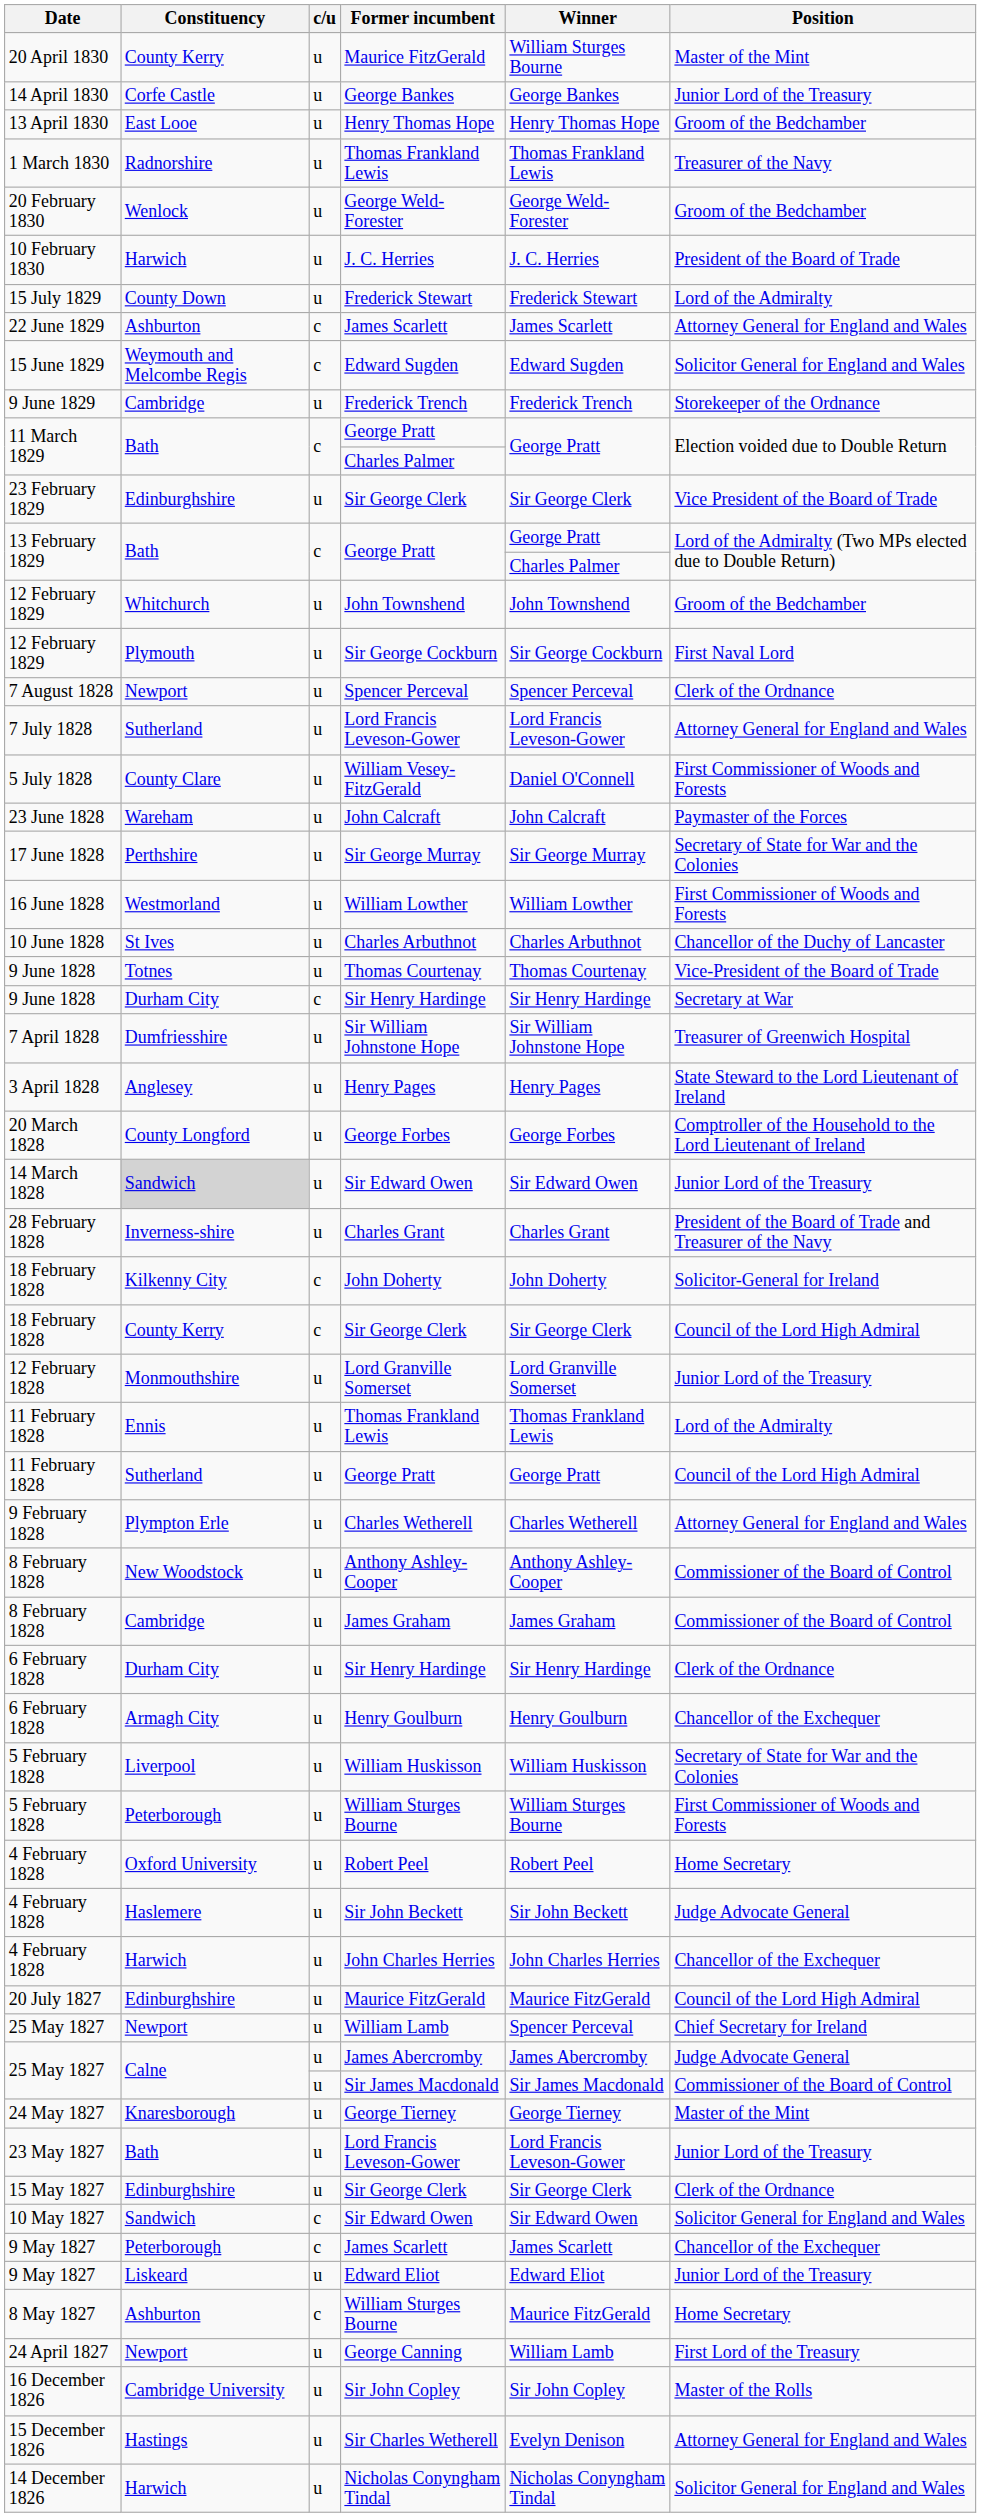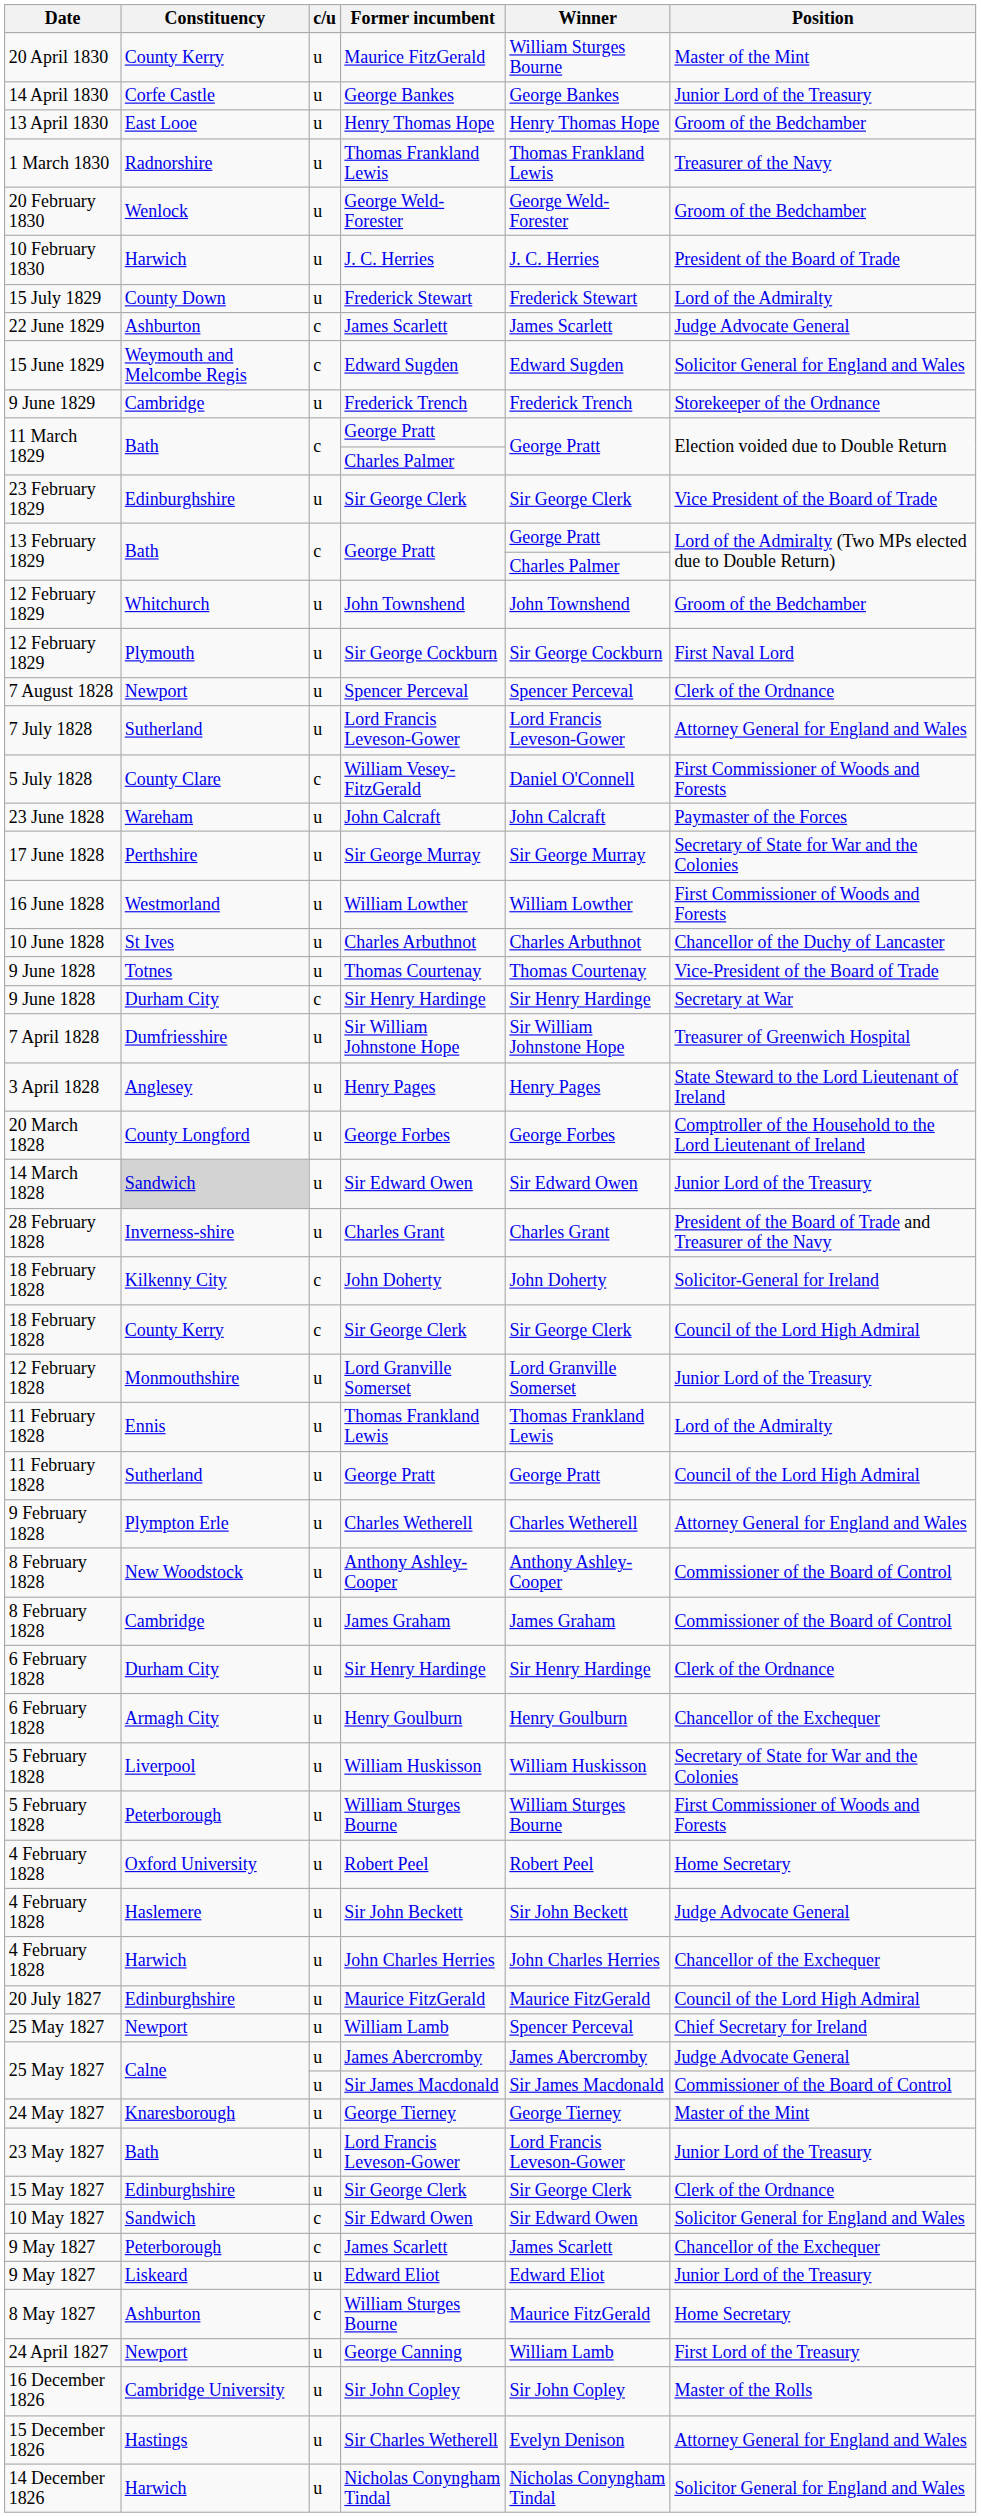(821, 326) Attorney General for England and Wales -> (762, 326) Judge Advocate General
(318, 778) u -> (317, 778) c
